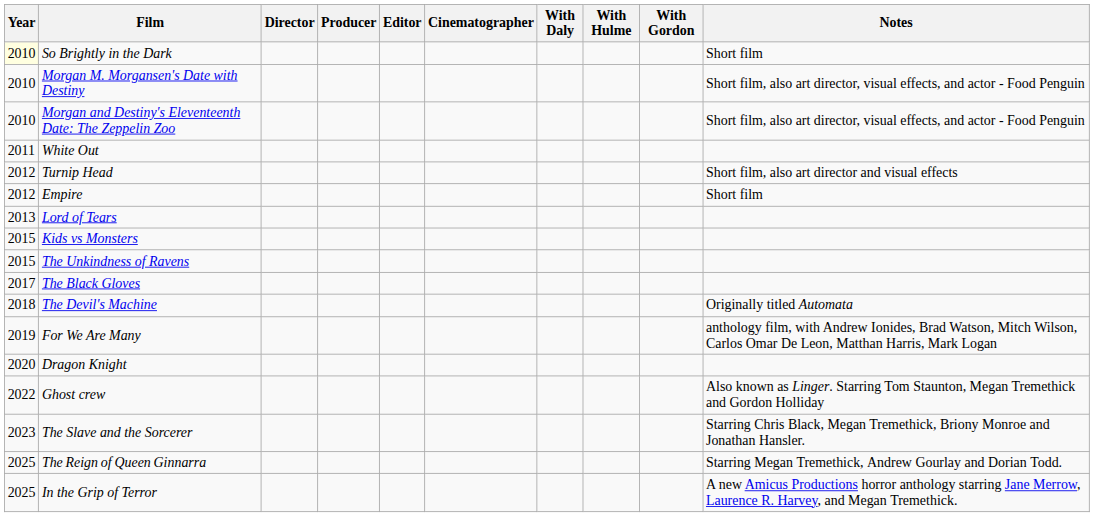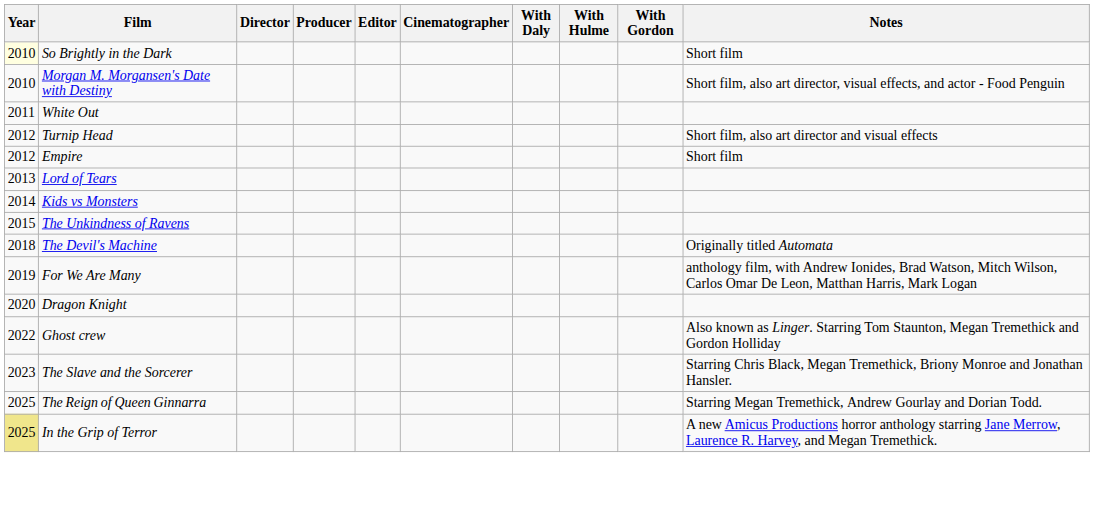- row: (141, 120)
(22, 239) 2015 -> (22, 201) 2014
- row: (91, 283)
(22, 492) no background -> (22, 432) khaki background
